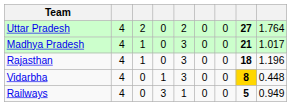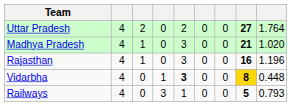(272, 45) 1.017 -> (272, 45) 1.020
(246, 61) 18 -> (246, 61) 16
(184, 77) normal -> (184, 77) bold
(272, 93) 0.949 -> (272, 93) 0.793
